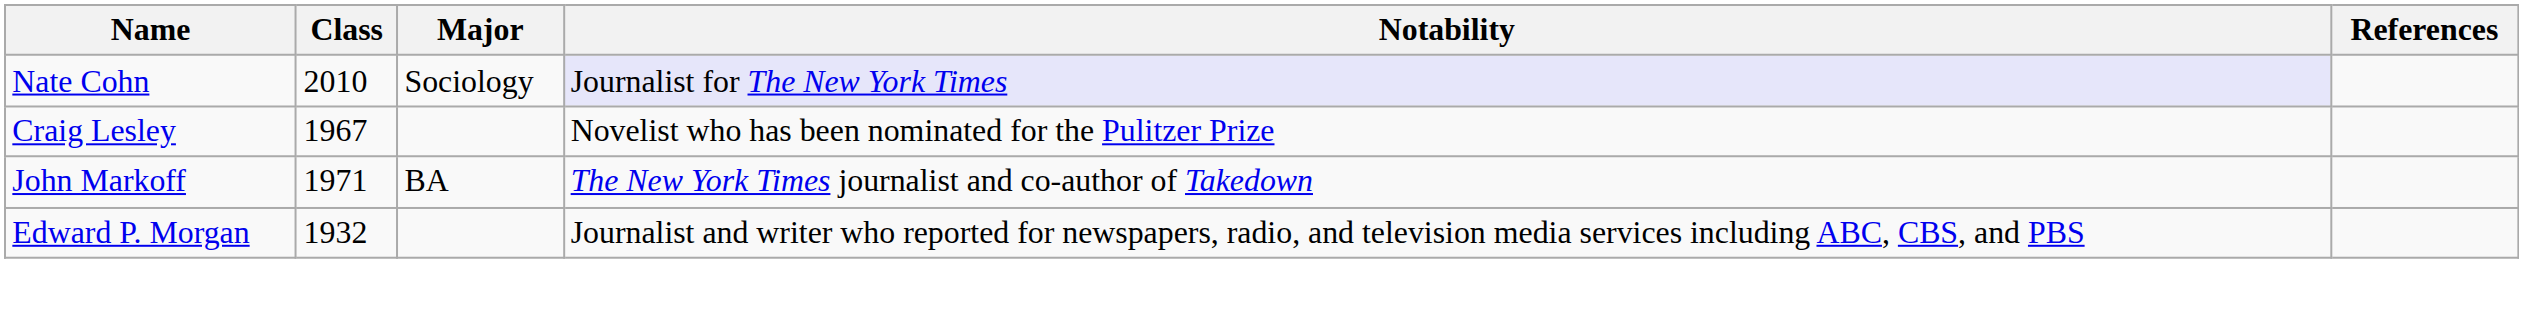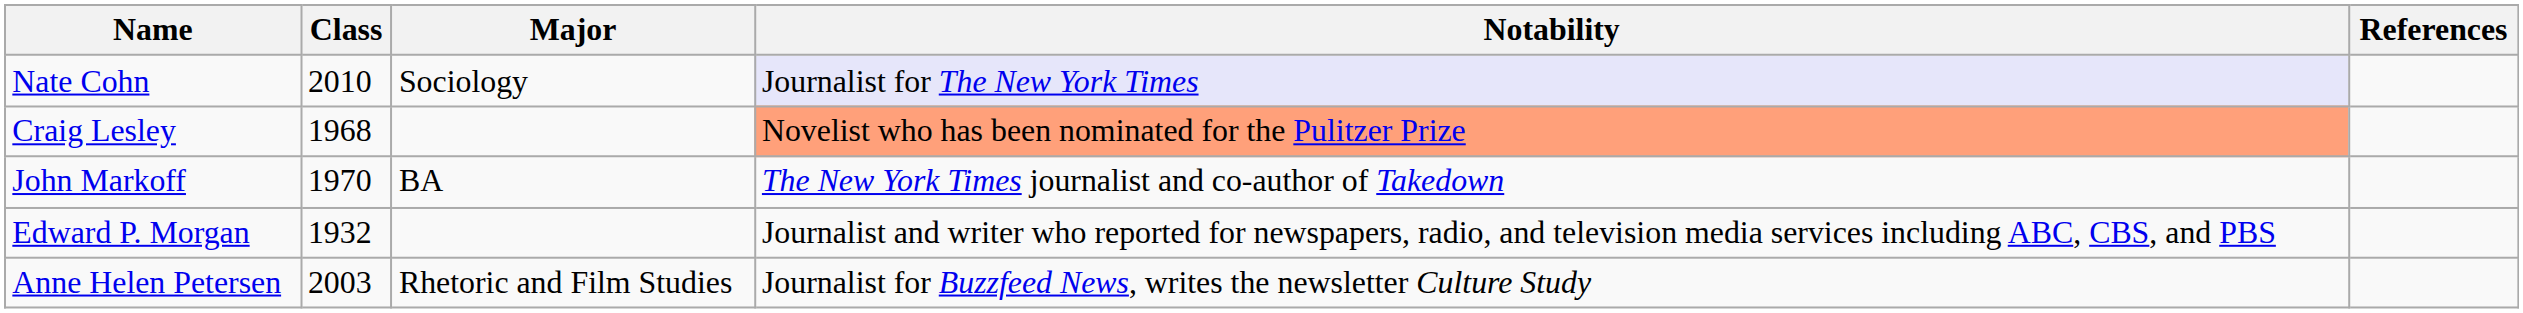(335, 130) 1967 -> (340, 130) 1968
(923, 130) no background -> (1114, 130) lightsalmon background
(335, 181) 1971 -> (340, 181) 1970
+ row: (147, 282)
